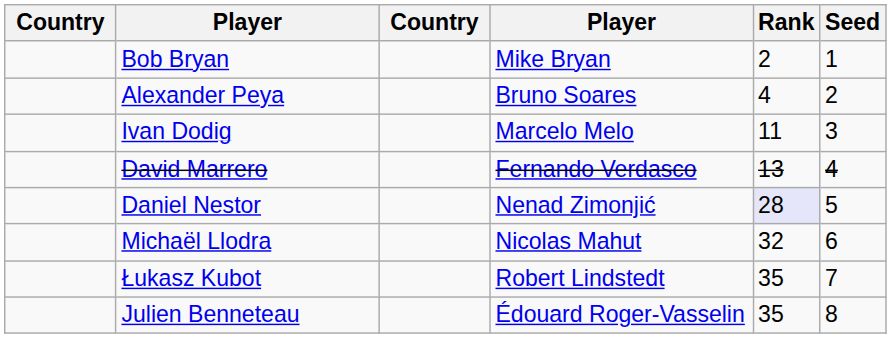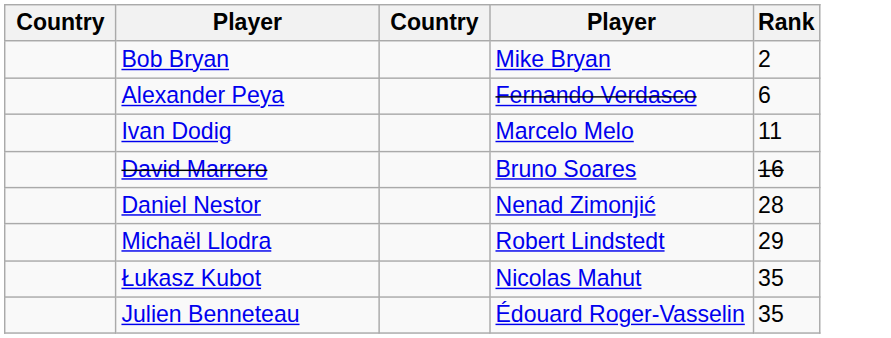- column: (853, 22)
(566, 95) Bruno Soares -> (596, 95) Fernando Verdasco
(765, 95) 4 -> (765, 95) 6
(596, 168) Fernando Verdasco -> (566, 168) Bruno Soares
(771, 168) 13 -> (771, 168) 16
(771, 205) lavender background -> (771, 205) no background
(568, 242) Nicolas Mahut -> (580, 242) Robert Lindstedt
(771, 242) 32 -> (771, 242) 29
(580, 278) Robert Lindstedt -> (568, 278) Nicolas Mahut
